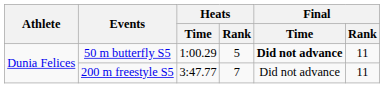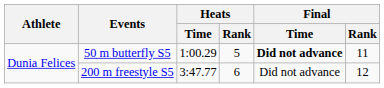(237, 72) 7 -> (237, 72) 6
(362, 72) 11 -> (362, 72) 12
